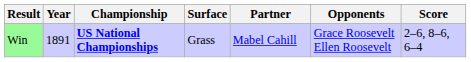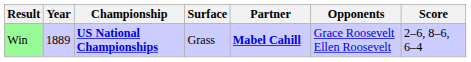(58, 40) 1891 -> (58, 40) 1889
(265, 40) normal -> (267, 40) bold
